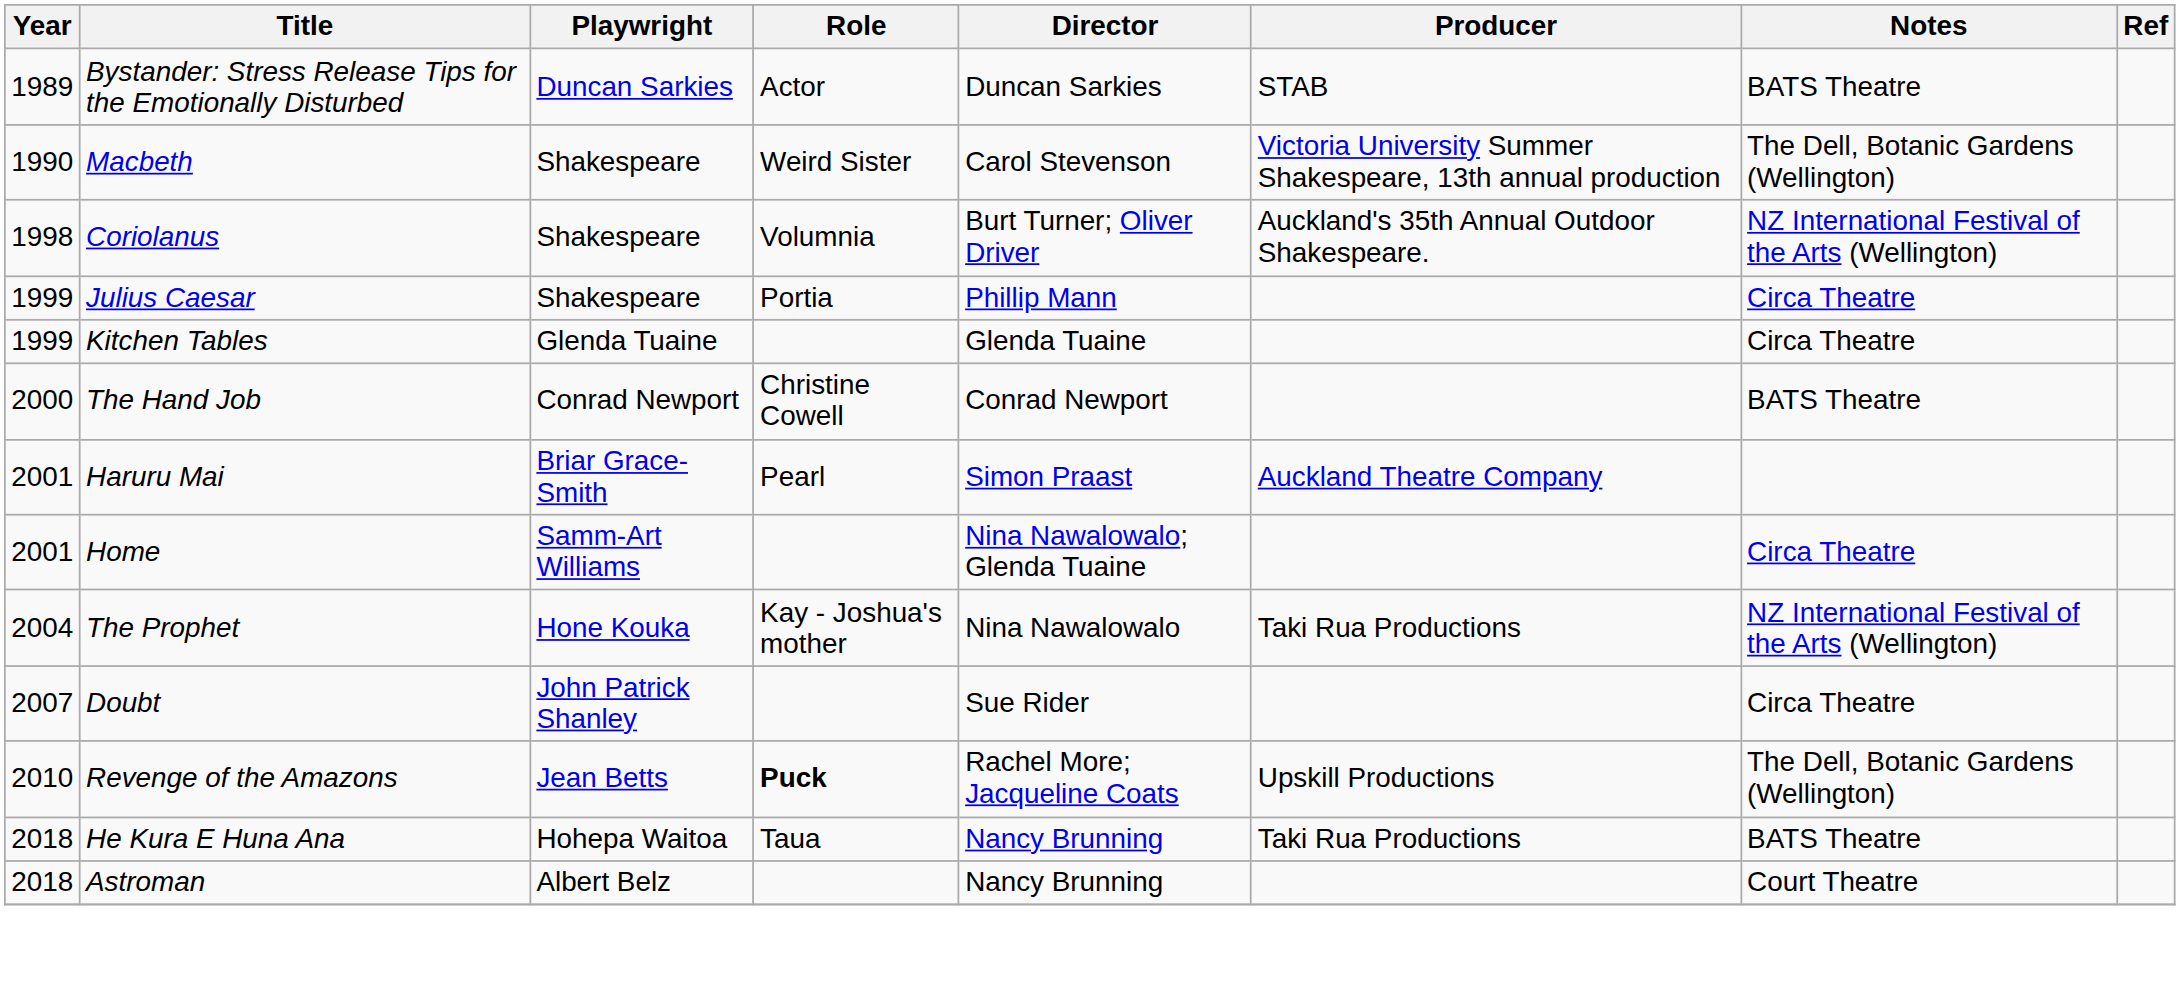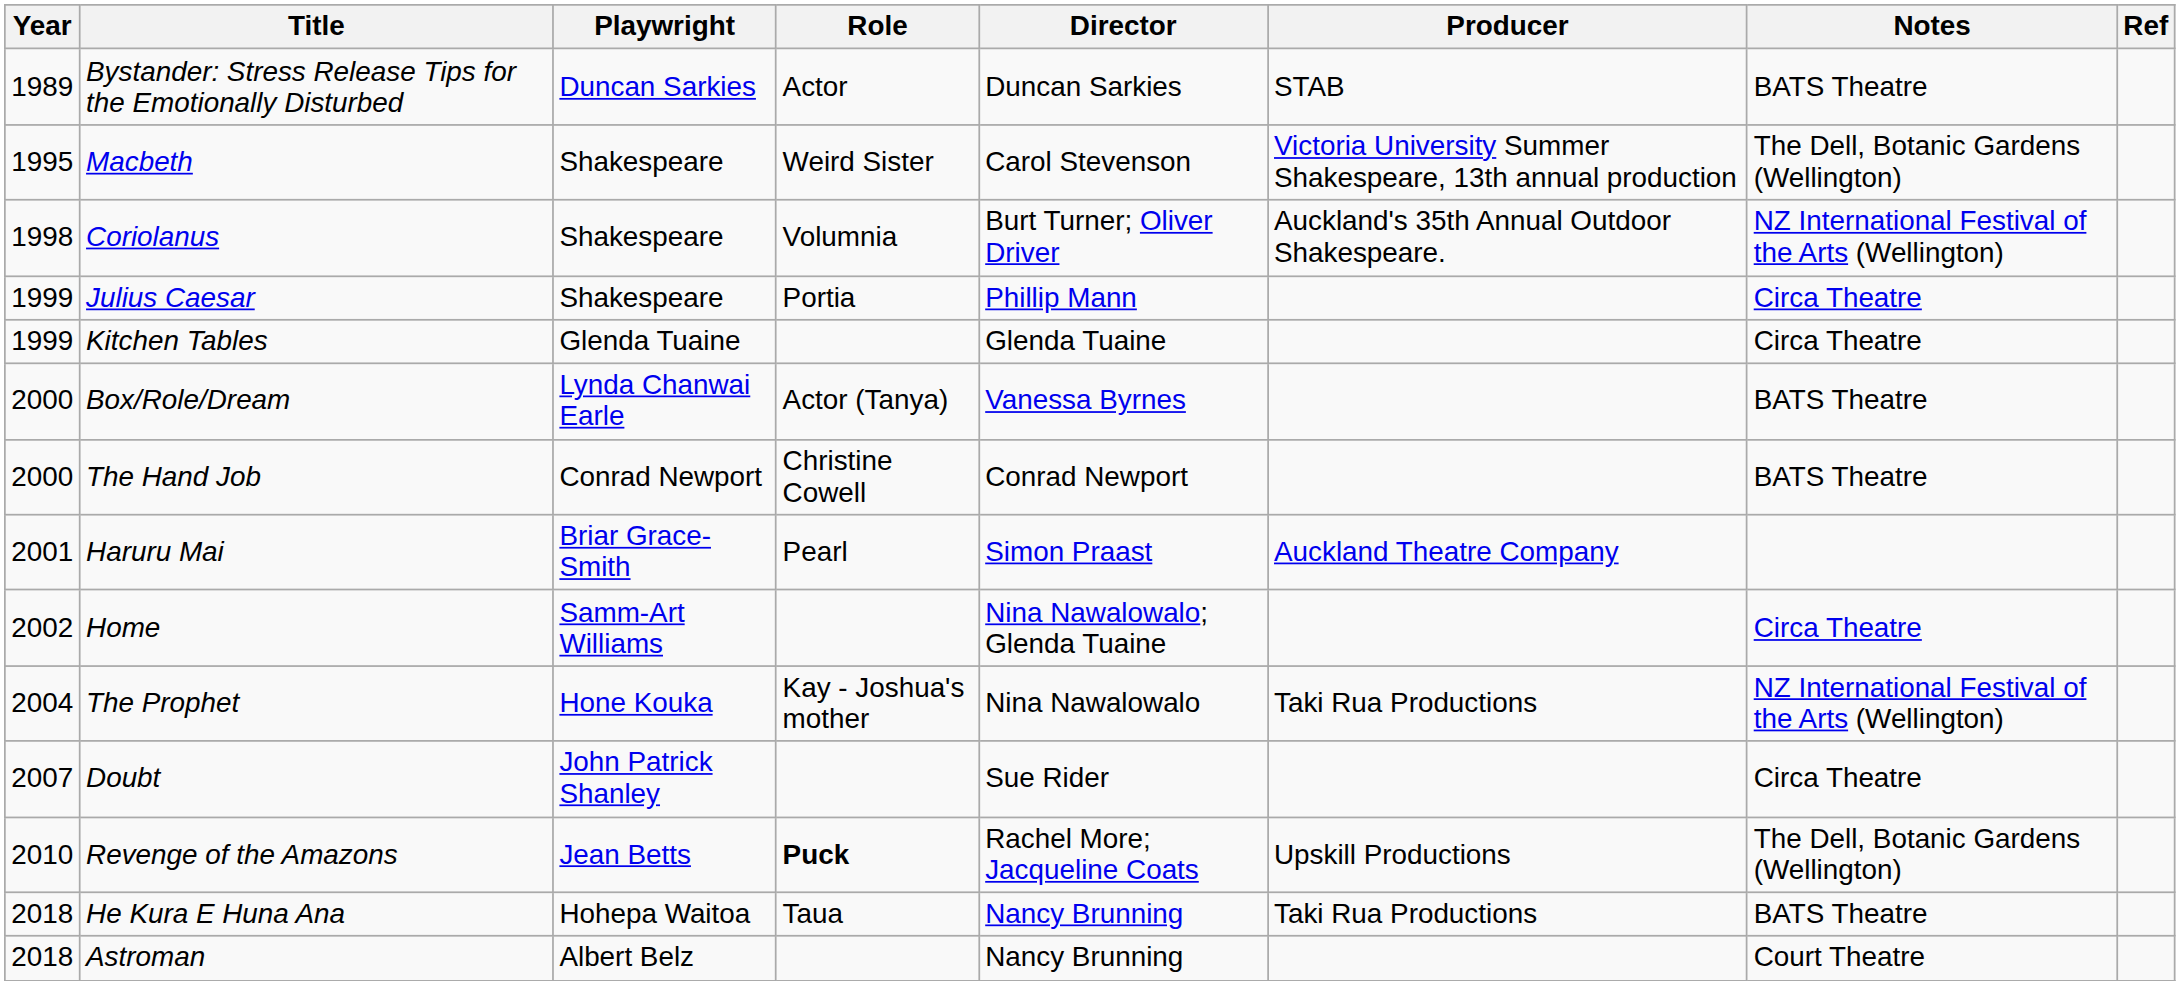(42, 161) 1990 -> (42, 161) 1995
+ row: (188, 401)
(42, 552) 2001 -> (42, 627) 2002
